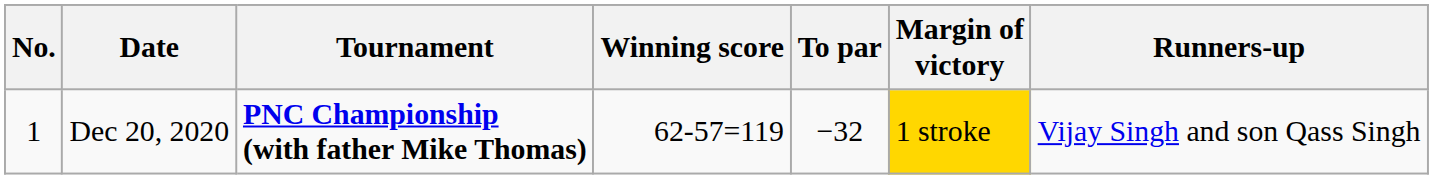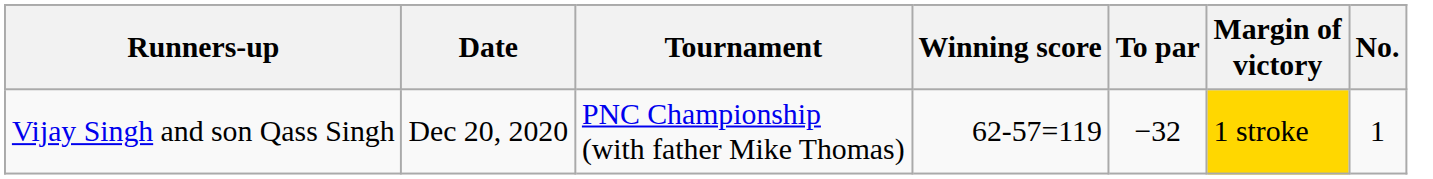columns swapped: (34, 46) <-> (1229, 46)
(415, 131) bold -> (743, 131) normal
